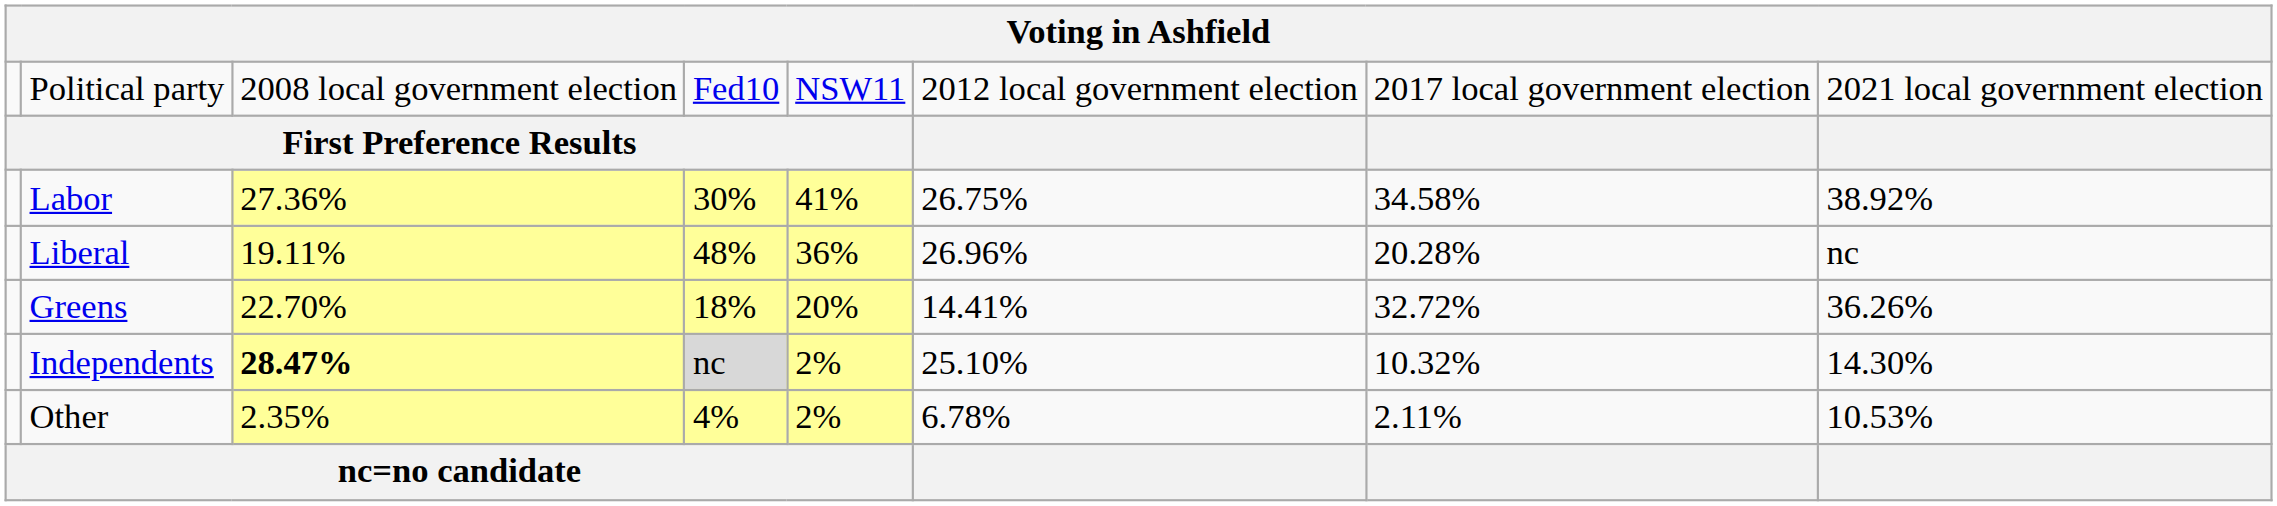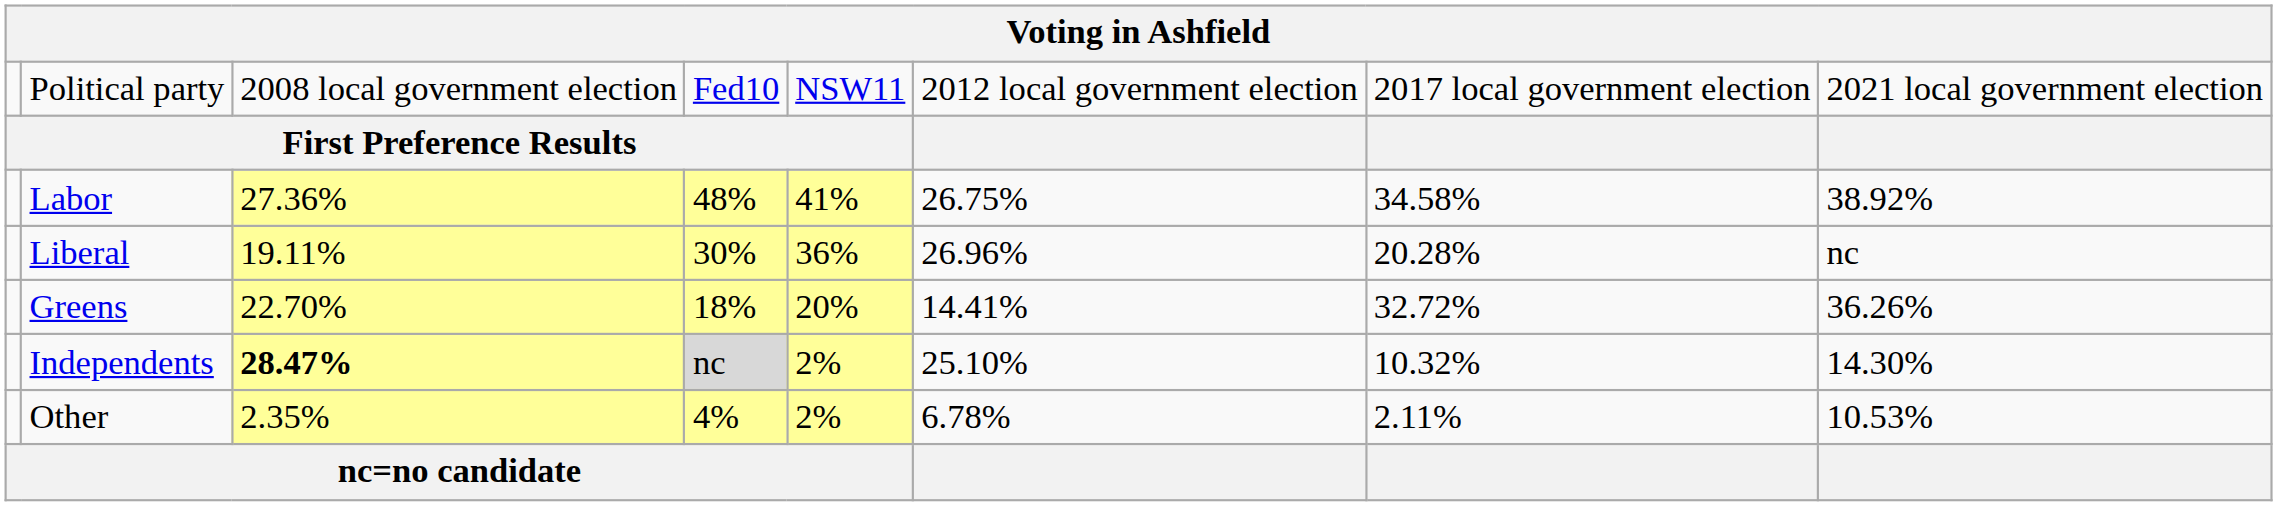(725, 197) 30% -> (725, 197) 48%
(725, 252) 48% -> (725, 252) 30%
